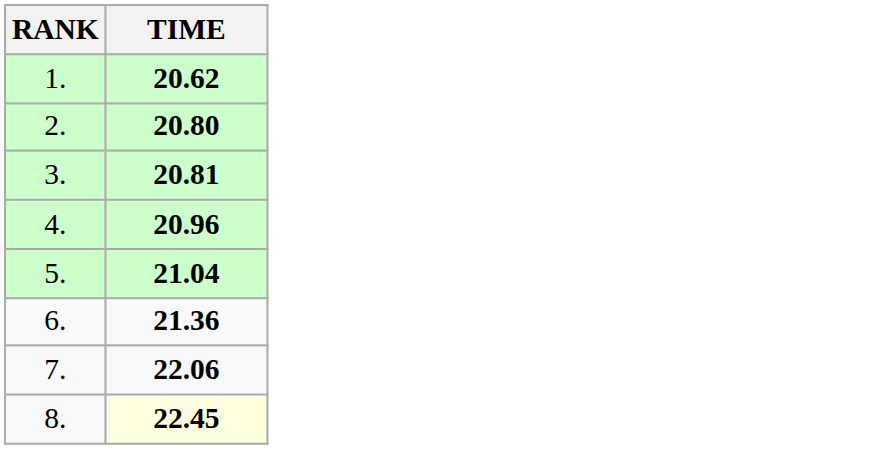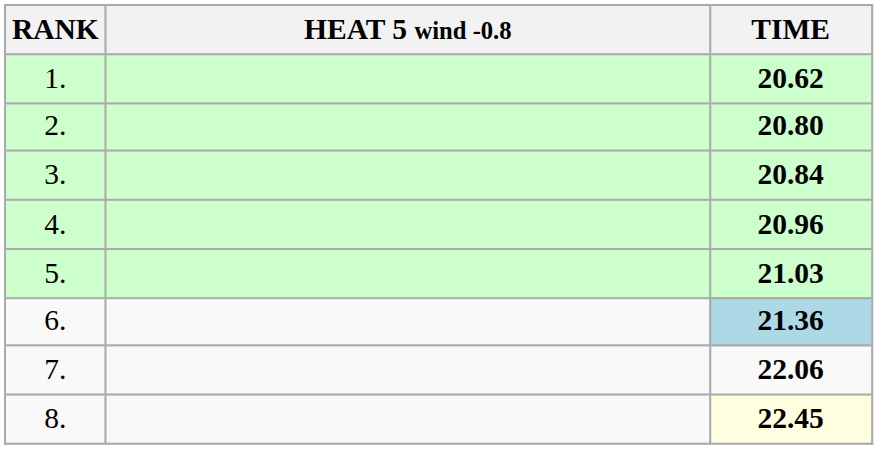+ column: (408, 29)
(186, 175) 20.81 -> (791, 175) 20.84
(186, 272) 21.04 -> (791, 272) 21.03
(186, 321) no background -> (791, 321) lightblue background
